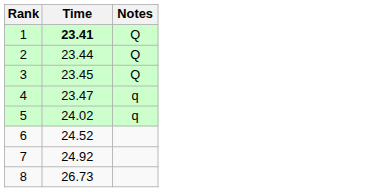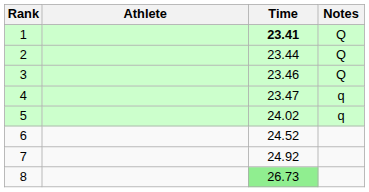+ column: (145, 14)
(77, 75) 23.45 -> (283, 75) 23.46
(77, 177) no background -> (283, 177) lightgreen background
